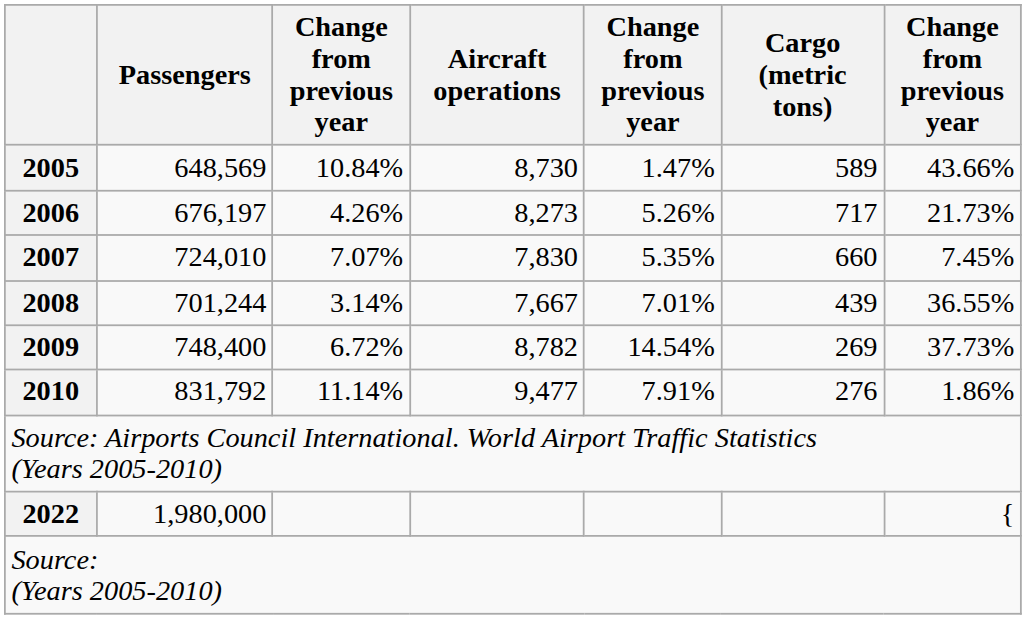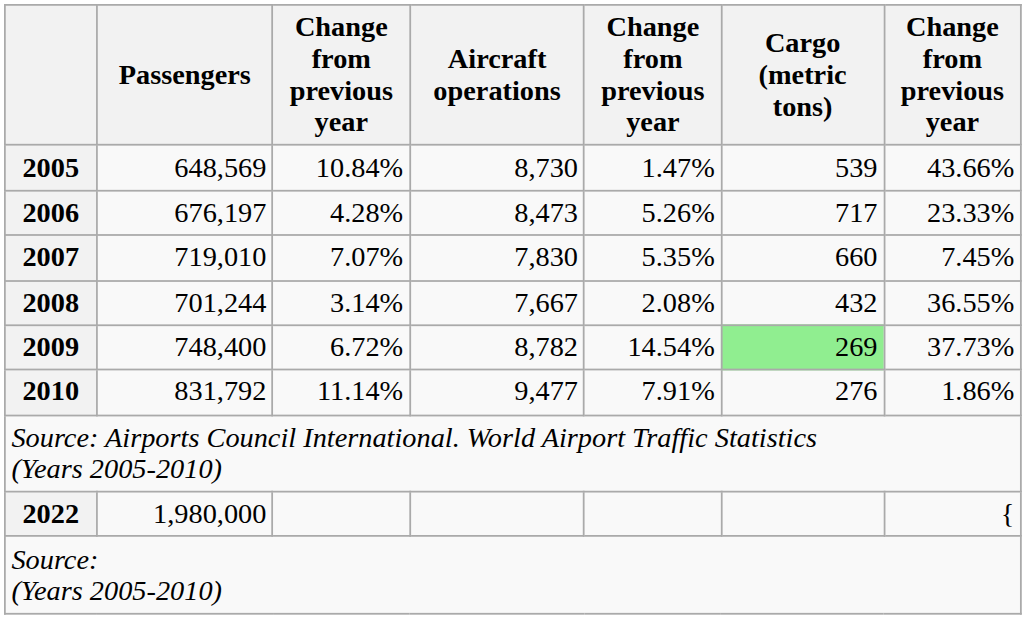(856, 167) 589 -> (856, 167) 539
(367, 212) 4.26% -> (367, 212) 4.28%
(546, 212) 8,273 -> (546, 212) 8,473
(971, 212) 21.73% -> (971, 212) 23.33%
(220, 257) 724,010 -> (220, 257) 719,010
(678, 302) 7.01% -> (678, 302) 2.08%
(856, 302) 439 -> (856, 302) 432
(856, 347) no background -> (856, 347) lightgreen background
